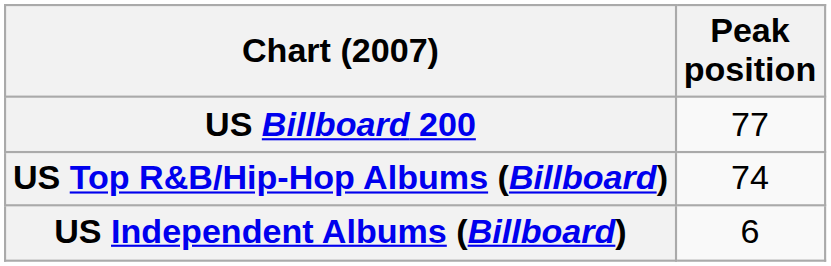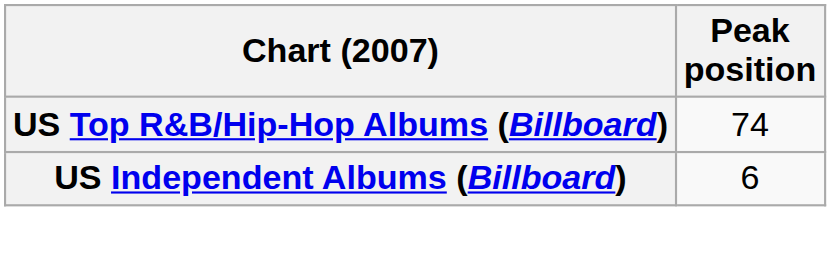- row: (340, 123)
